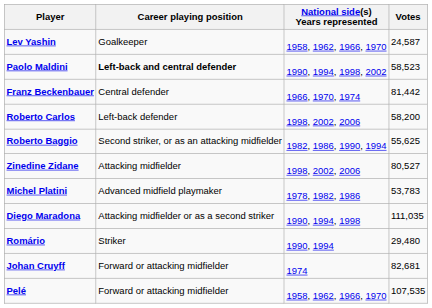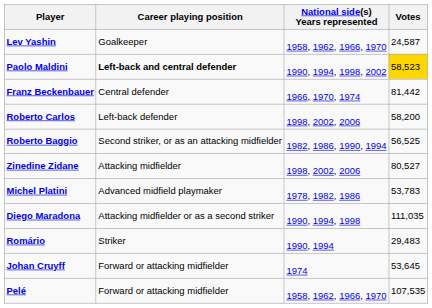(405, 66) no background -> (405, 66) gold background
(405, 141) 55,625 -> (405, 141) 56,525
(405, 241) 29,480 -> (405, 241) 29,483
(405, 266) 82,681 -> (405, 266) 53,645
